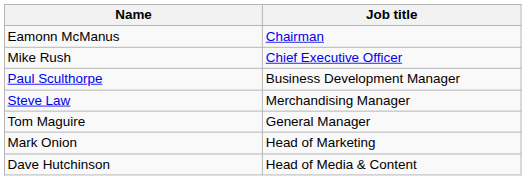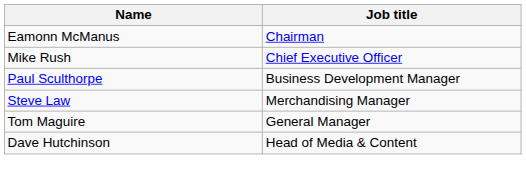- row: (42, 143)
